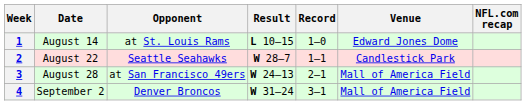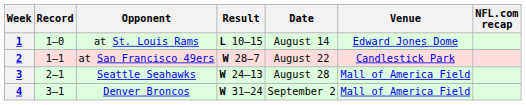columns swapped: (70, 19) <-> (317, 19)
(177, 58) Seattle Seahawks -> (146, 58) at San Francisco 49ers
(177, 75) at San Francisco 49ers -> (146, 75) Seattle Seahawks
